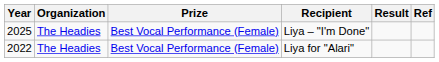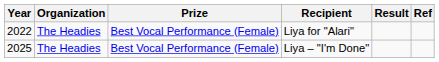rows swapped: (319, 48) <-> (327, 31)
